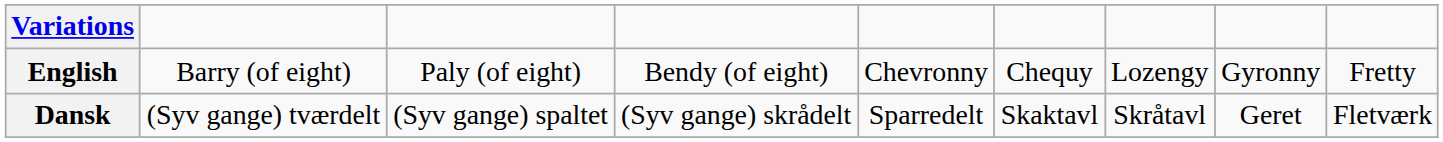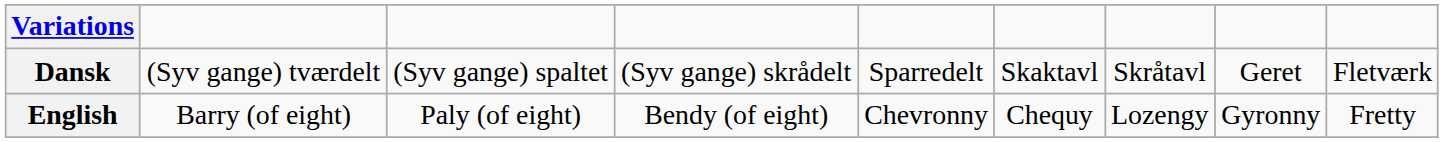rows swapped: (73, 70) <-> (73, 114)
